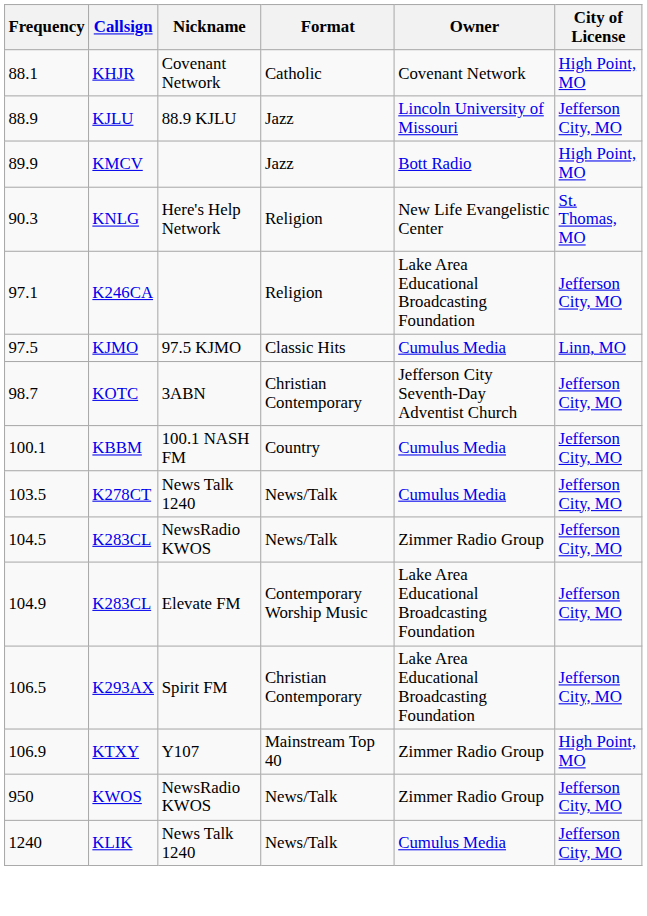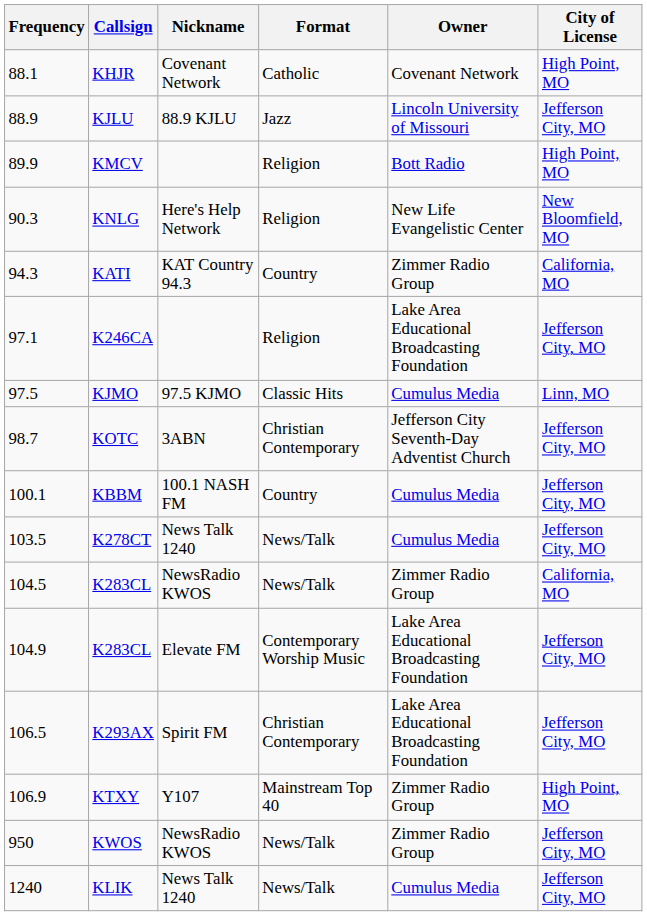(279, 163) Jazz -> (291, 163) Religion
(588, 218) St. Thomas, MO -> (582, 218) New Bloomfield, MO
+ row: (23, 273)
(590, 539) Jefferson City, MO -> (578, 584) California, MO
